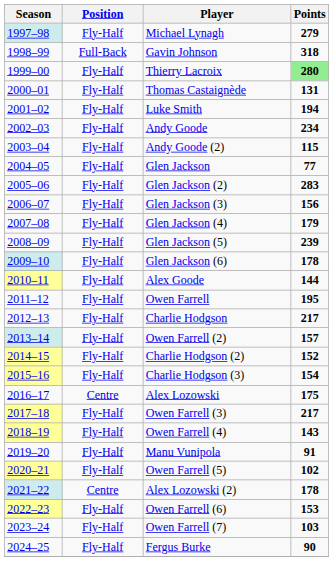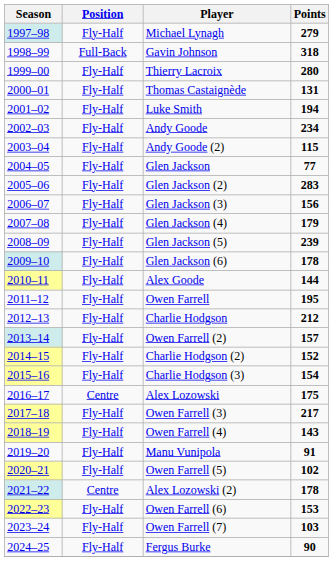(310, 71) lightgreen background -> (310, 71) no background
(310, 318) 217 -> (310, 318) 212
